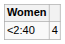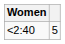(55, 30) 4 -> (55, 30) 5
